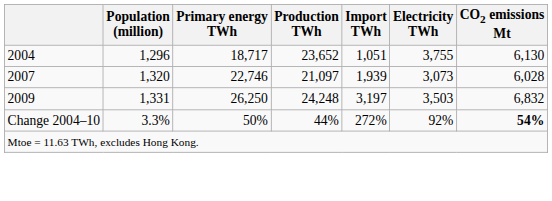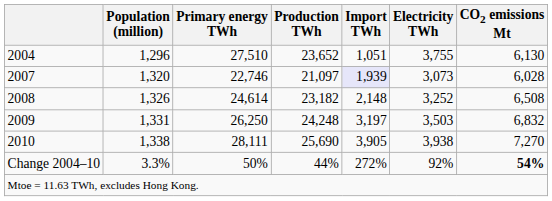(249, 55) 18,717 -> (249, 55) 27,510
(371, 77) no background -> (371, 77) lavender background
+ row: (21, 98)
+ row: (21, 141)
